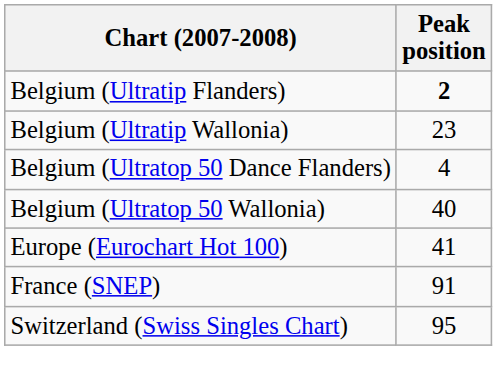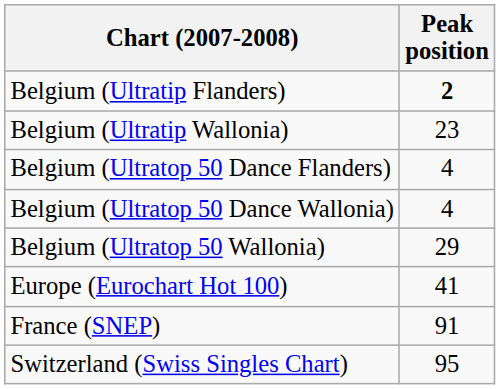+ row: (202, 208)
(444, 208) 40 -> (447, 247) 29
